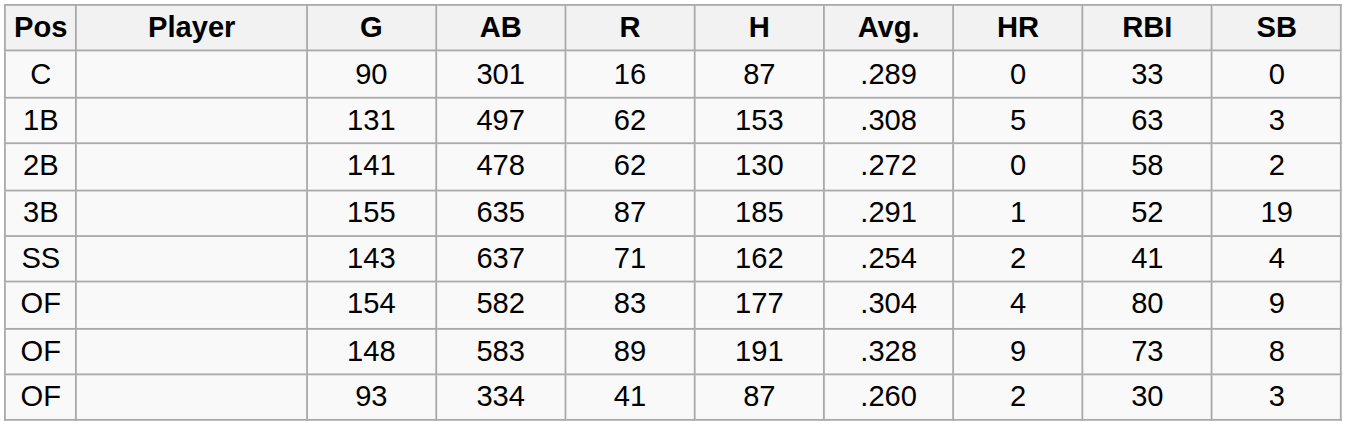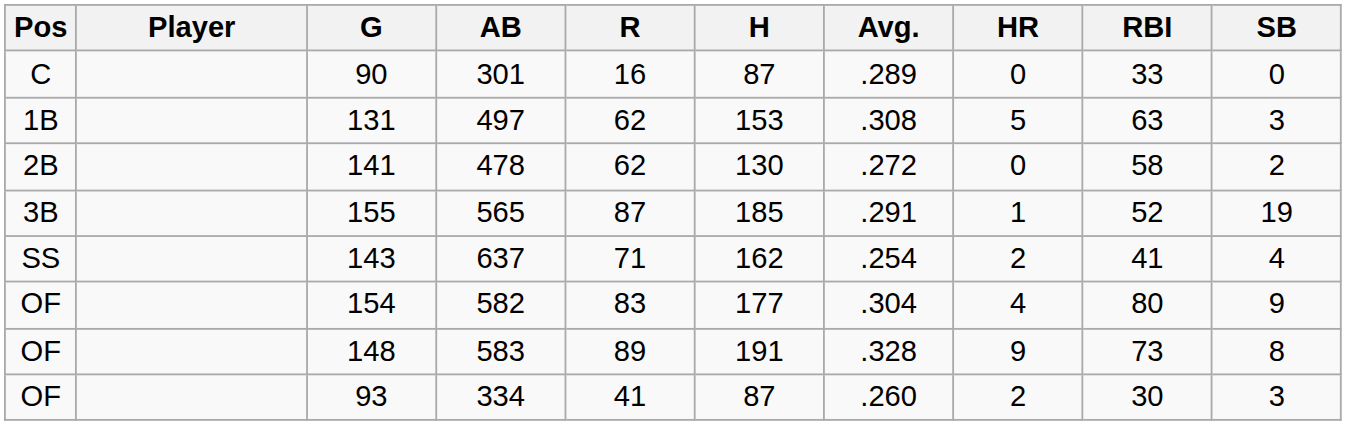(501, 212) 635 -> (501, 212) 565
